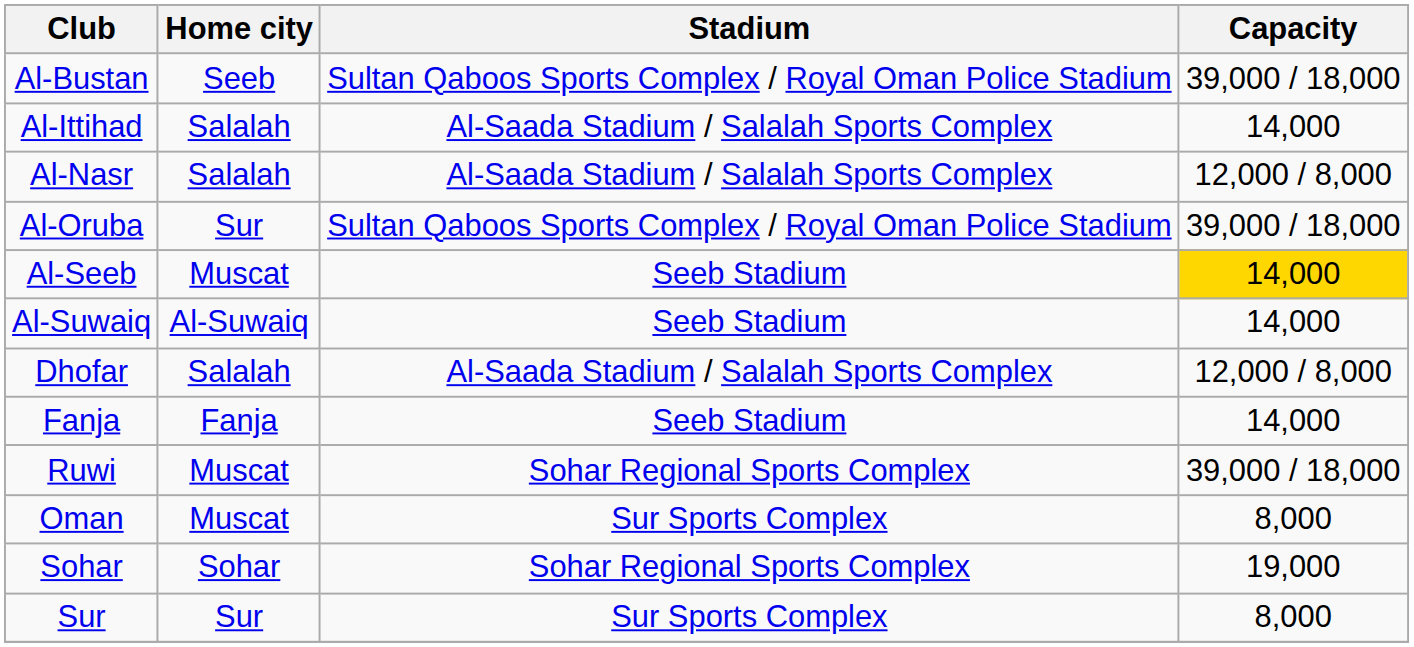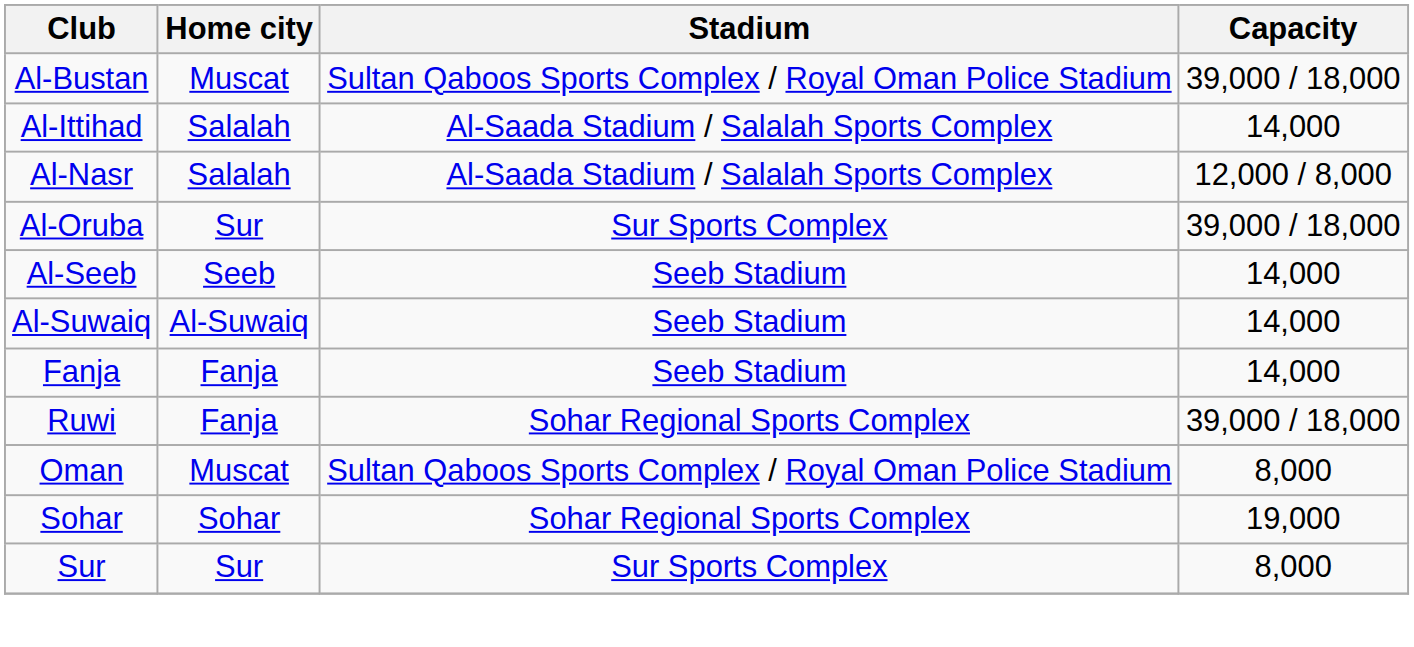(239, 77) Seeb -> (239, 77) Muscat
(749, 224) Sultan Qaboos Sports Complex / Royal Oman Police Stadium -> (749, 224) Sur Sports Complex
(239, 273) Muscat -> (239, 273) Seeb
(1293, 273) gold background -> (1293, 273) no background
- row: (82, 371)
(239, 469) Muscat -> (239, 420) Fanja
(749, 518) Sur Sports Complex -> (749, 469) Sultan Qaboos Sports Complex / Royal Oman Police Stadium
